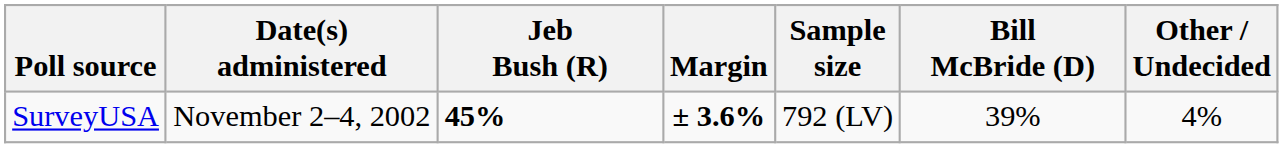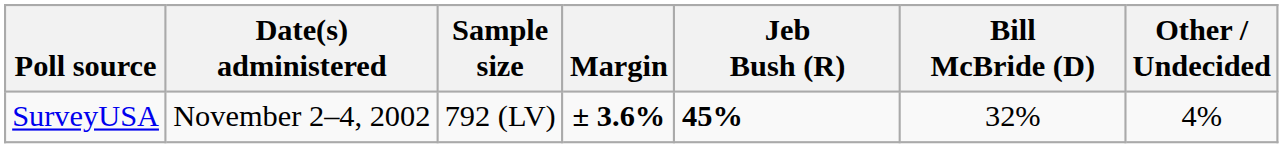columns swapped: (838, 47) <-> (550, 47)
(1013, 115) 39% -> (1013, 115) 32%
